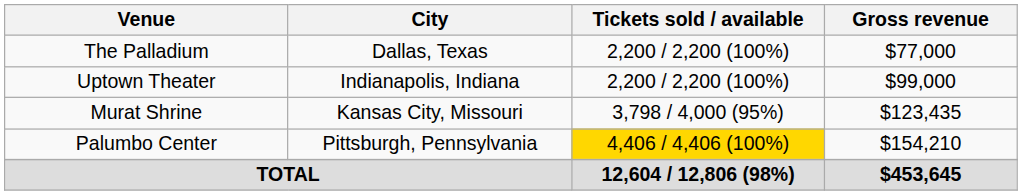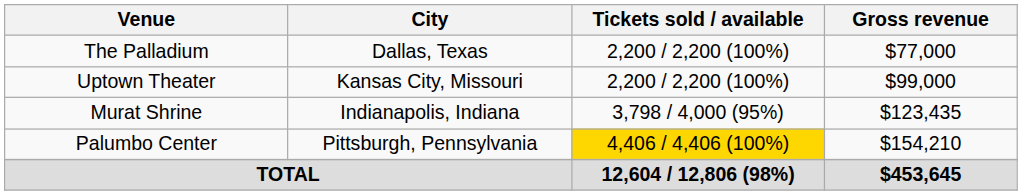(430, 81) Indianapolis, Indiana -> (430, 81) Kansas City, Missouri
(430, 112) Kansas City, Missouri -> (430, 112) Indianapolis, Indiana
